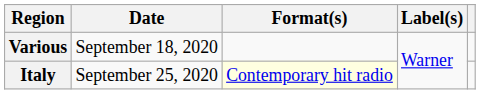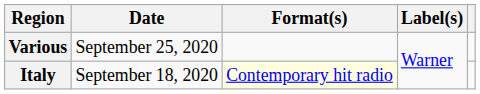(147, 46) September 18, 2020 -> (147, 46) September 25, 2020
(147, 74) September 25, 2020 -> (147, 74) September 18, 2020
